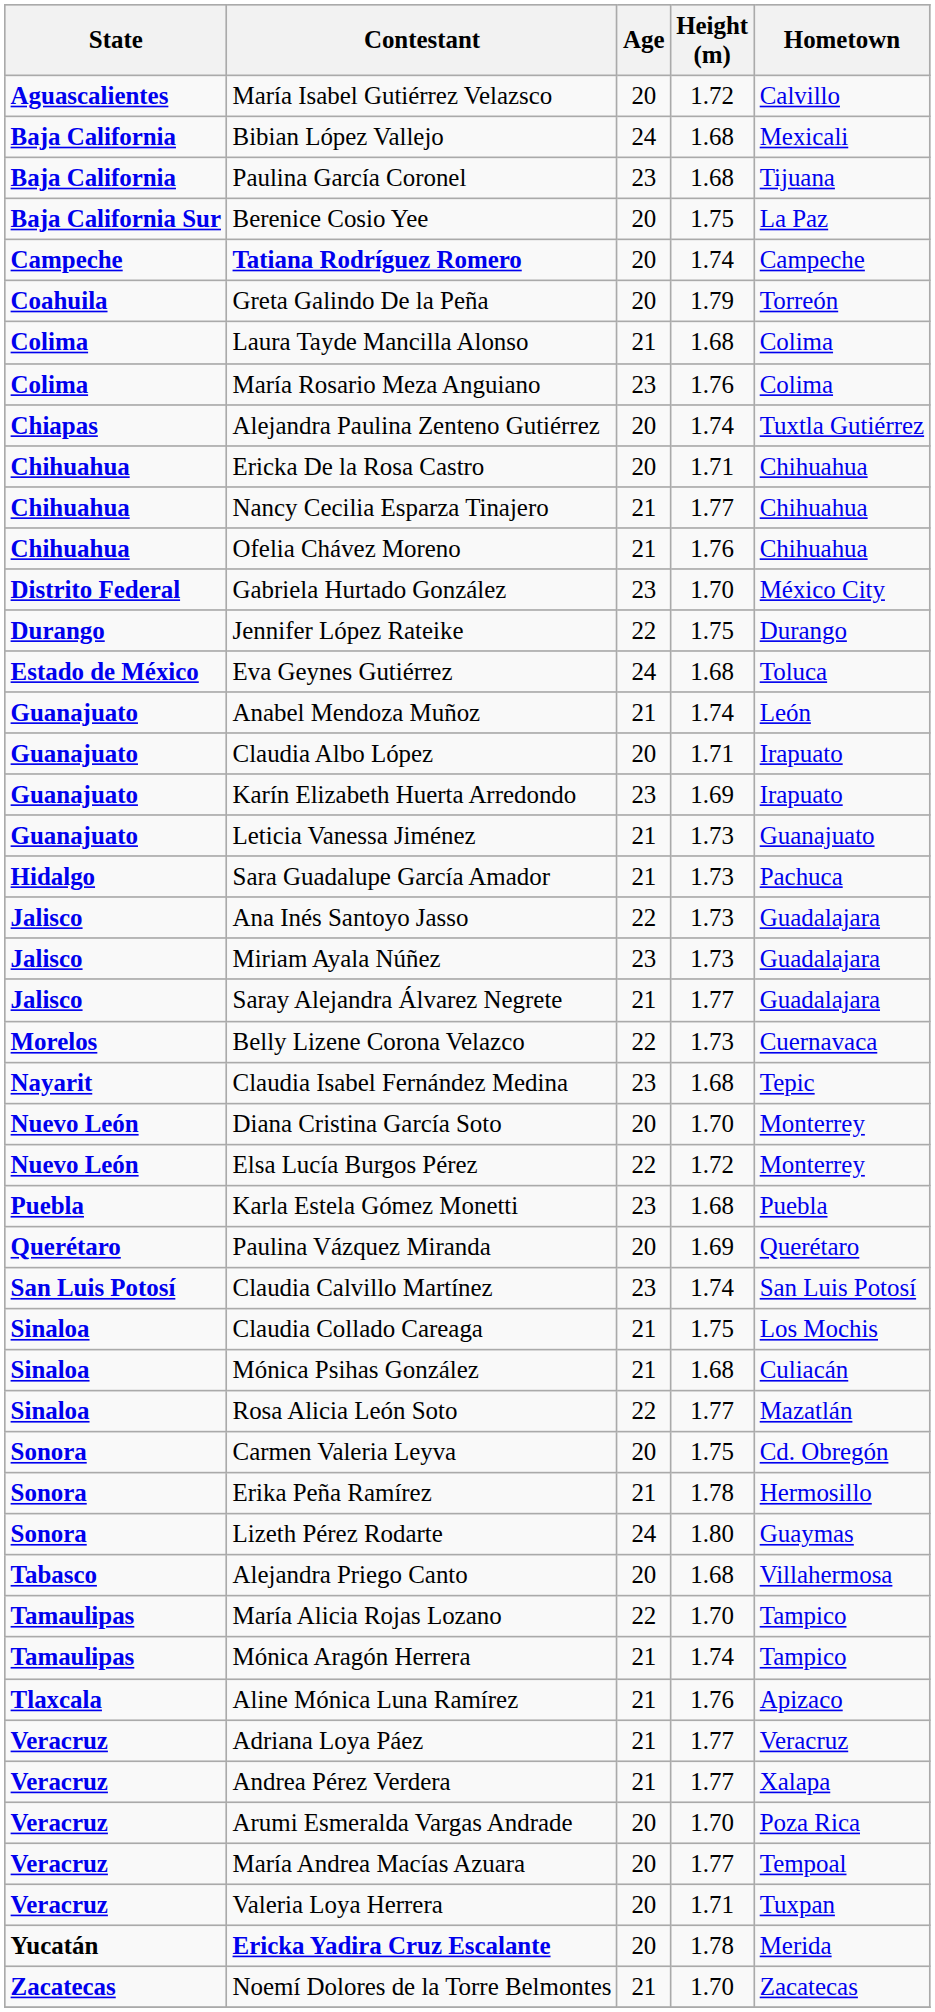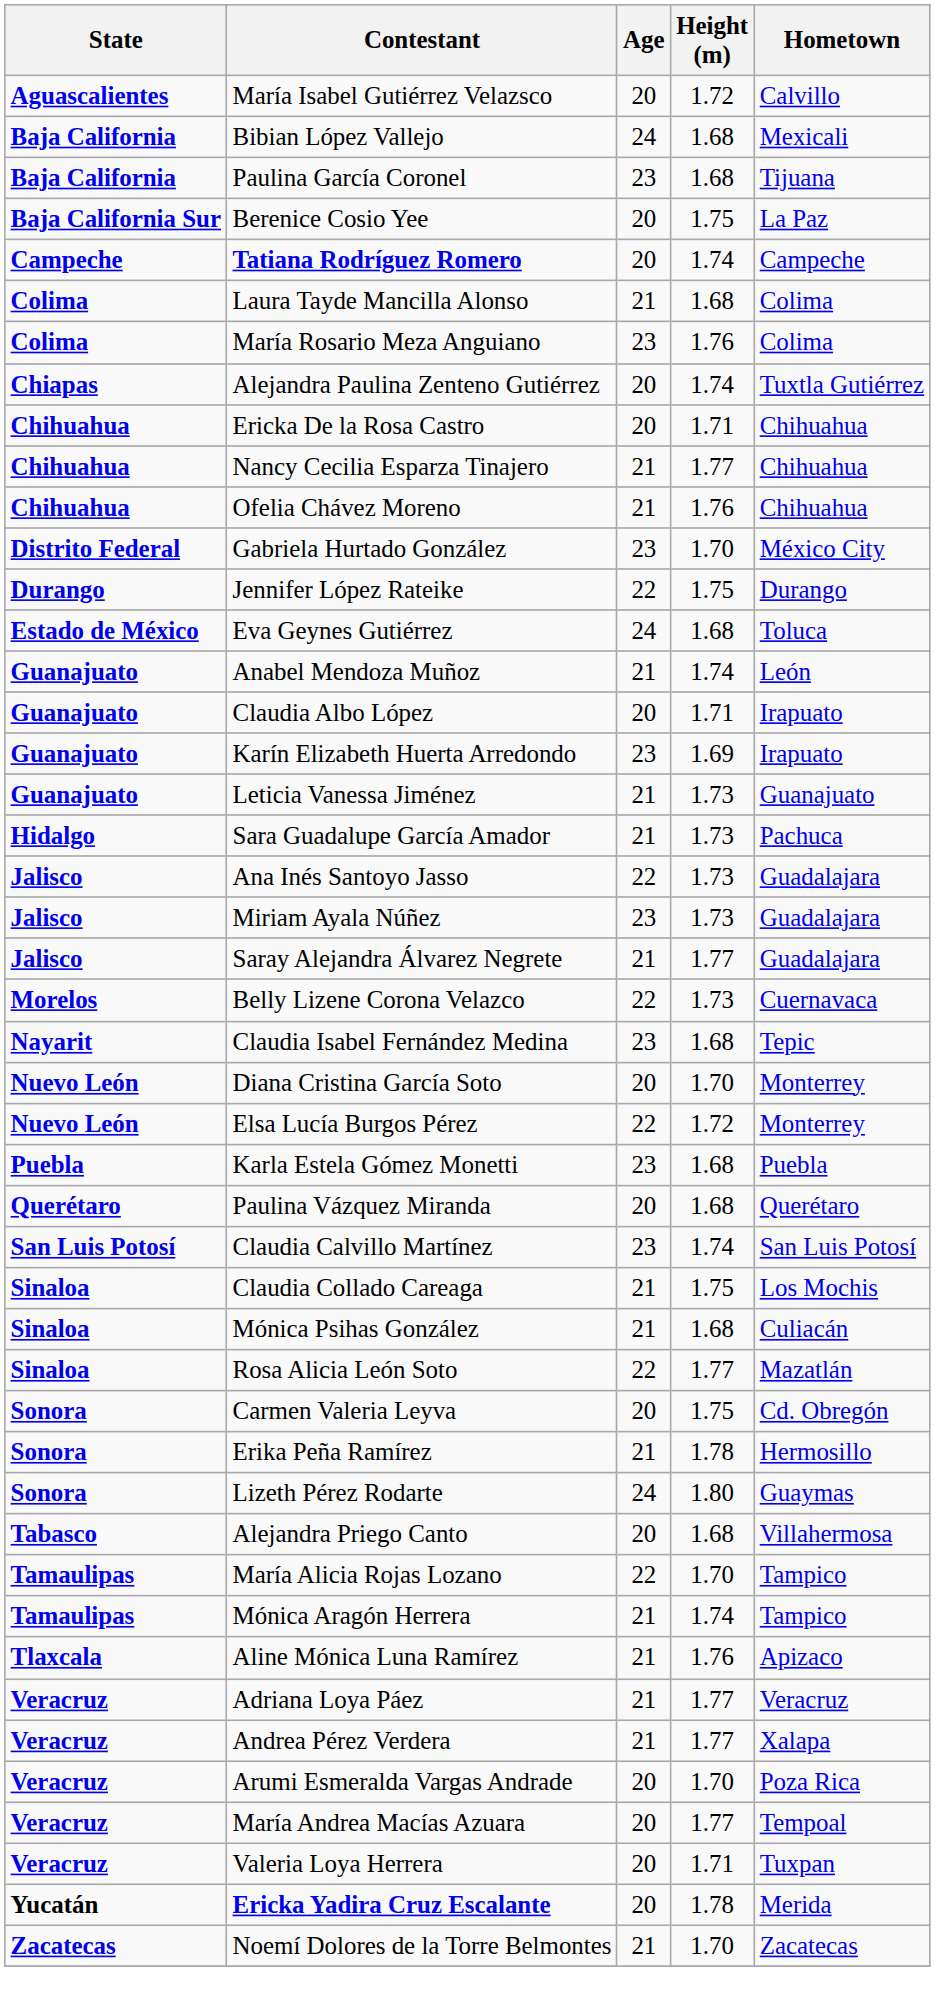- row: (361, 301)
(712, 1246) 1.69 -> (712, 1205) 1.68
